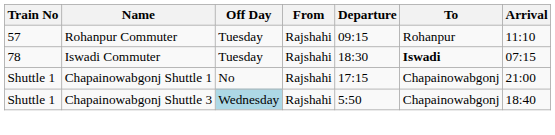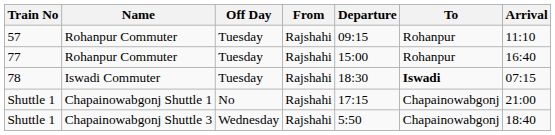+ row: (14, 57)
(249, 99) lightblue background -> (249, 120) no background
